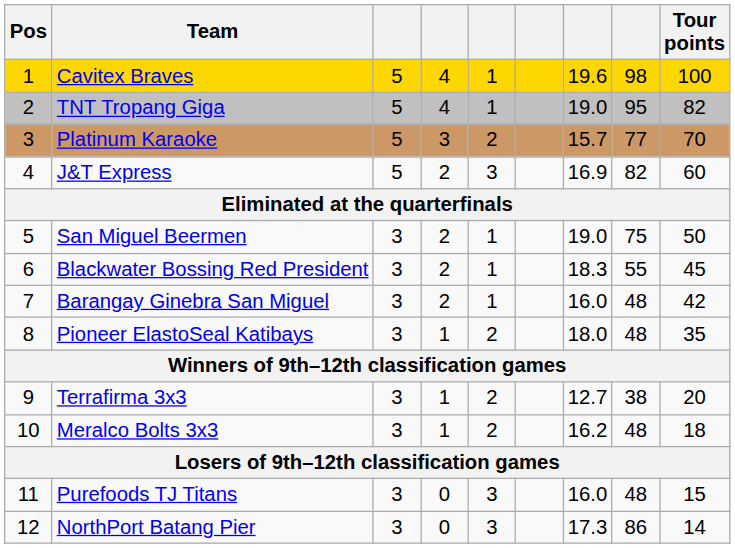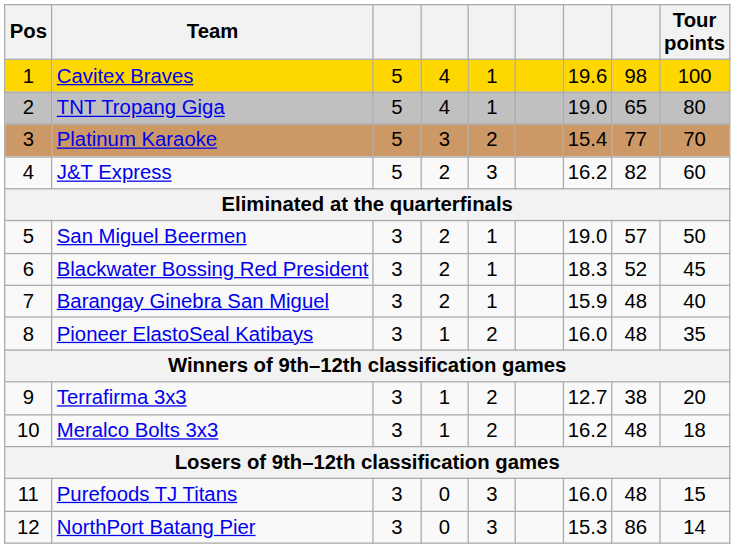(636, 107) 95 -> (636, 107) 65
(695, 107) 82 -> (695, 107) 80
(588, 140) 15.7 -> (588, 140) 15.4
(588, 172) 16.9 -> (588, 172) 16.2
(636, 236) 75 -> (636, 236) 57
(636, 269) 55 -> (636, 269) 52
(588, 301) 16.0 -> (588, 301) 15.9
(695, 301) 42 -> (695, 301) 40
(588, 333) 18.0 -> (588, 333) 16.0
(588, 526) 17.3 -> (588, 526) 15.3
